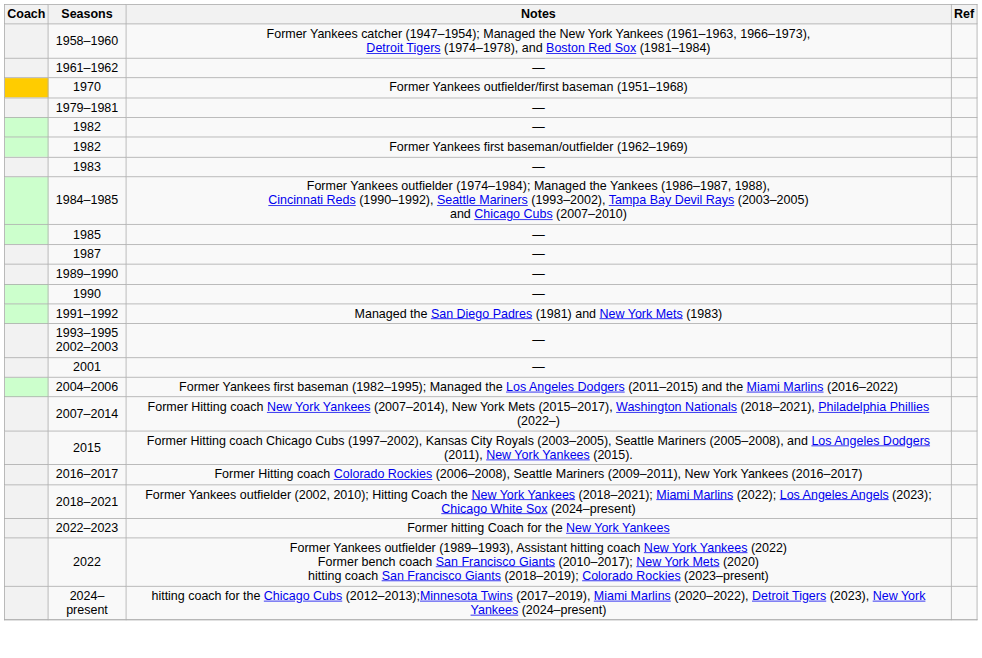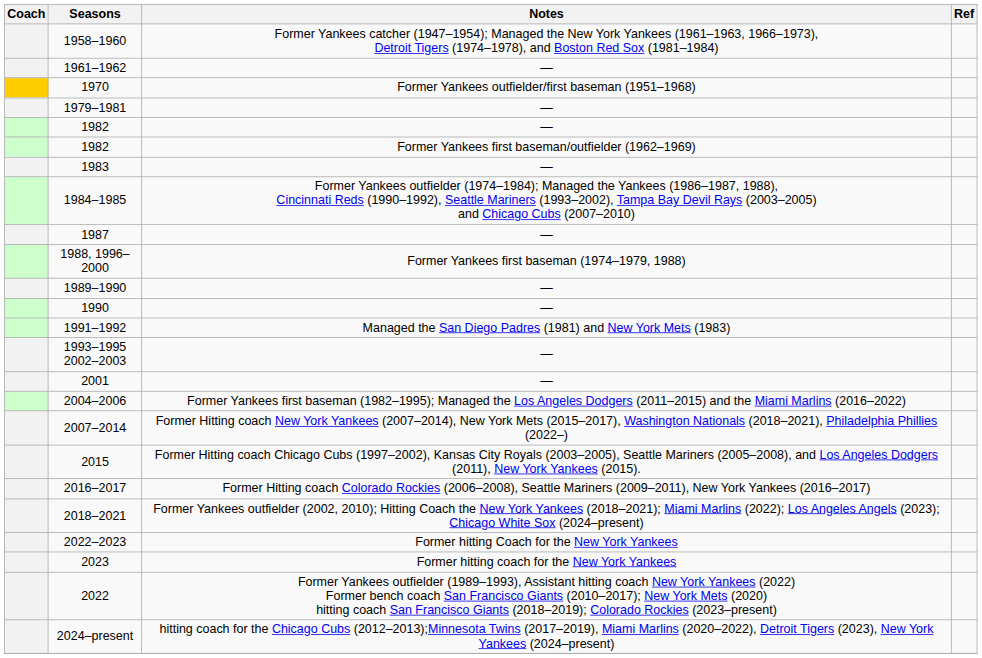- row: (87, 234)
+ row: (95, 261)
+ row: (95, 562)
